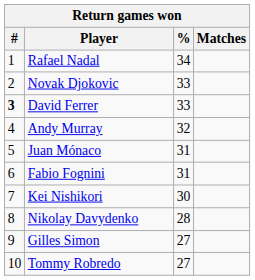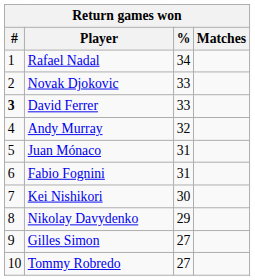(184, 219) 28 -> (184, 219) 29
